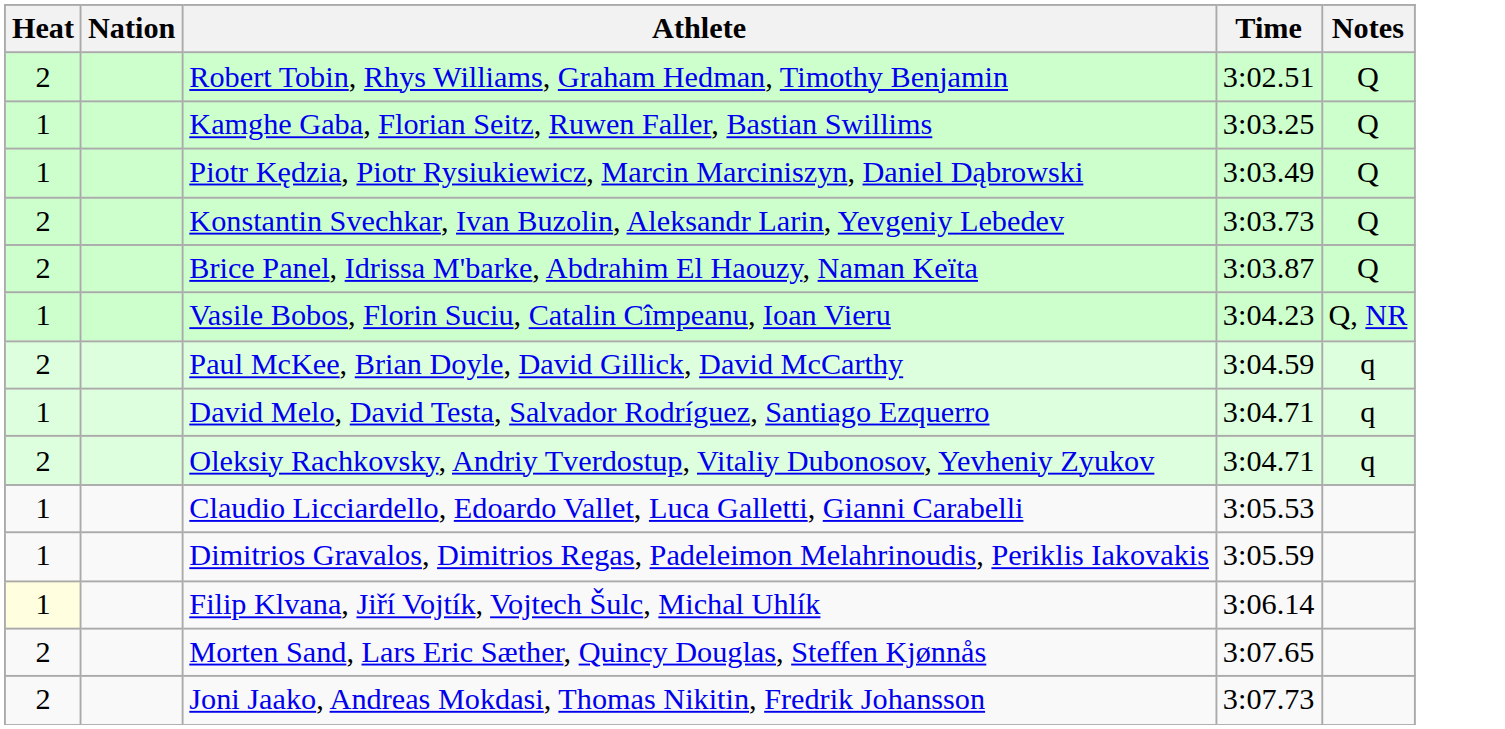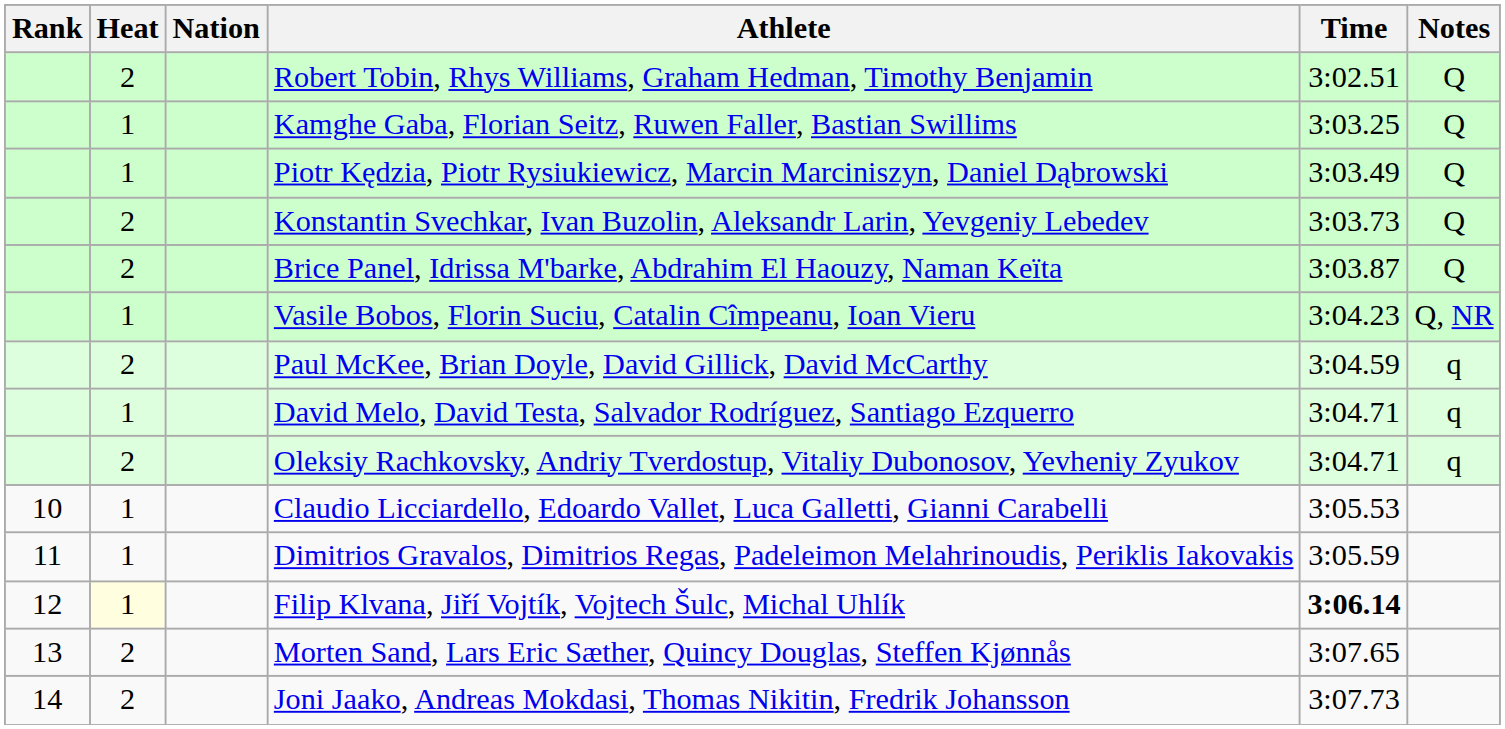+ column: (47, 28)
(1269, 603) normal -> (1354, 603) bold
